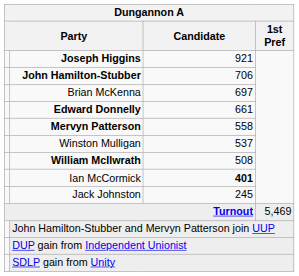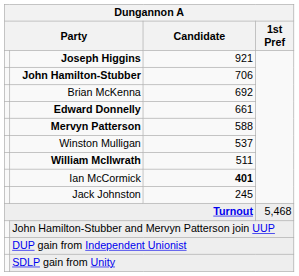(244, 93) 697 -> (244, 93) 692
(244, 127) 558 -> (244, 127) 588
(244, 161) 508 -> (244, 161) 511
(278, 212) 5,469 -> (278, 212) 5,468
